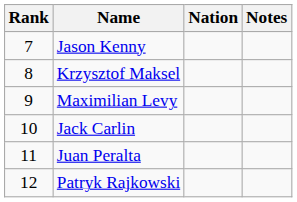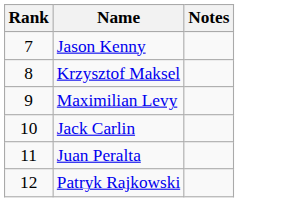- column: (213, 18)
